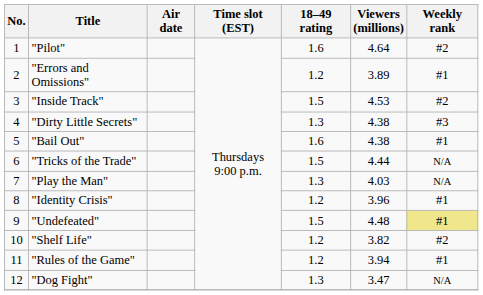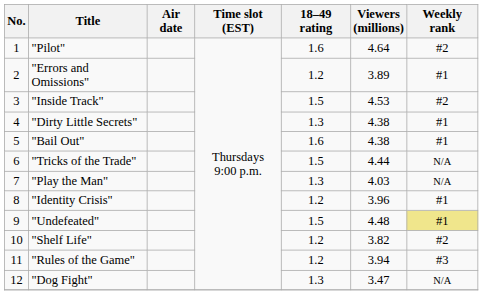(442, 121) #3 -> (442, 121) #1
(442, 260) #1 -> (442, 260) #3
